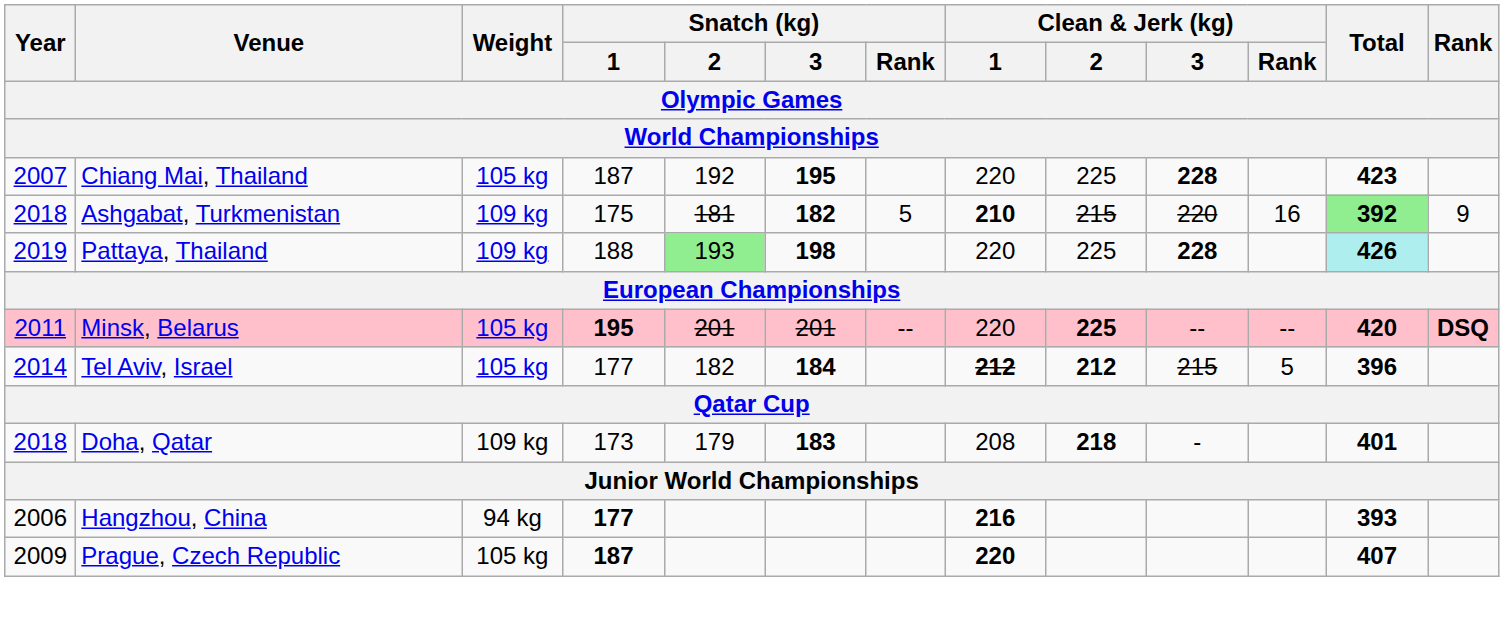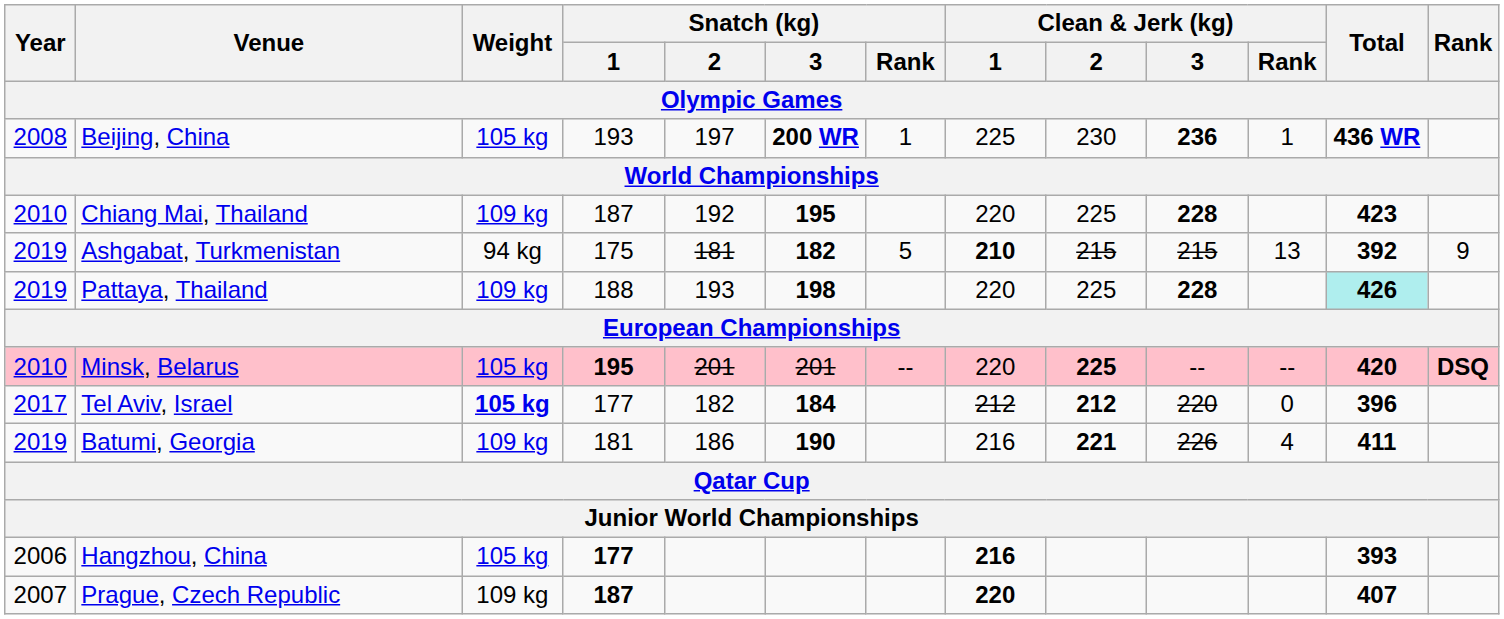+ row: (155, 137)
(40, 175) 2007 -> (40, 213) 2010
(512, 175) 105 kg -> (512, 213) 109 kg
(40, 213) 2018 -> (40, 251) 2019
(512, 213) 109 kg -> (512, 251) 94 kg
(1197, 213) 220 -> (1197, 251) 215
(1287, 213) 16 -> (1287, 251) 13
(1377, 213) lightgreen background -> (1377, 251) no background
(715, 251) lightgreen background -> (715, 289) no background
(40, 328) 2011 -> (40, 366) 2010
(40, 366) 2014 -> (40, 404) 2017
(512, 366) normal -> (512, 404) bold
(995, 366) bold -> (995, 404) normal
(1197, 366) 215 -> (1197, 404) 220
(1287, 366) 5 -> (1287, 404) 0
+ row: (168, 442)
- row: (147, 442)
(512, 518) 94 kg -> (512, 556) 105 kg
(40, 556) 2009 -> (40, 594) 2007
(512, 556) 105 kg -> (512, 594) 109 kg
